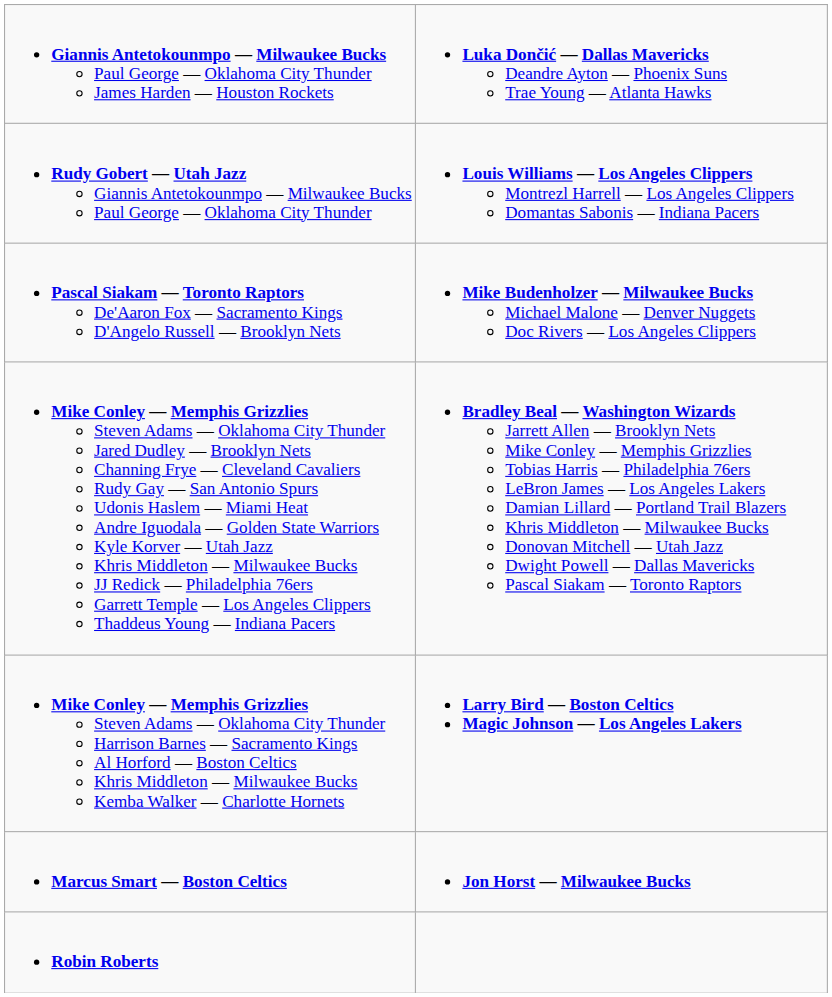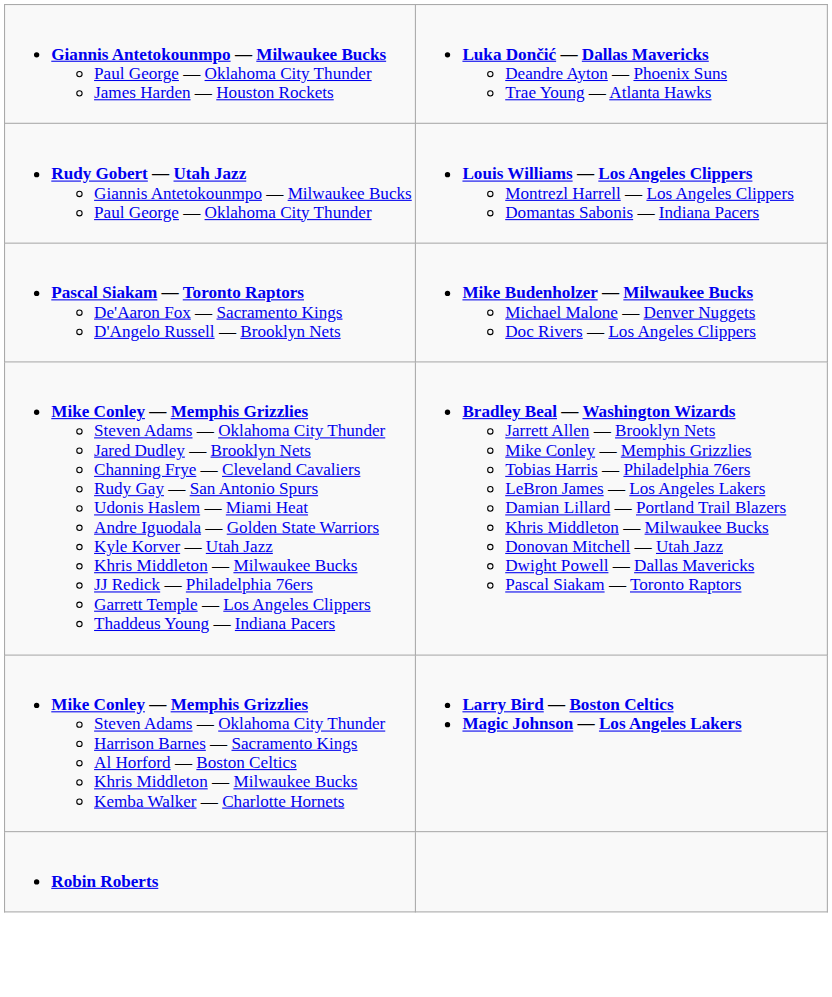- row: (210, 881)
